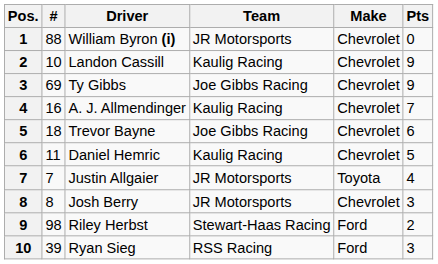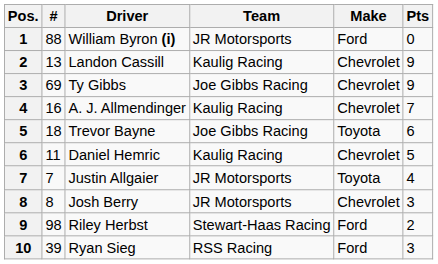(368, 39) Chevrolet -> (352, 39) Ford
(54, 62) 10 -> (54, 62) 13
(368, 132) Chevrolet -> (359, 132) Toyota
